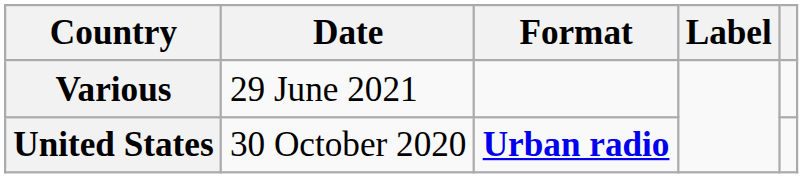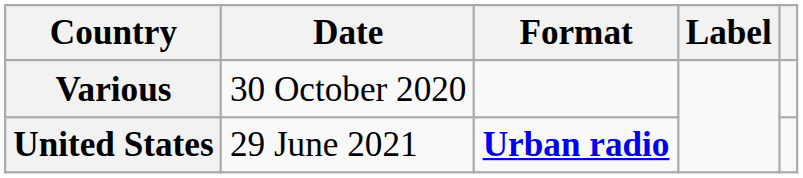(324, 88) 29 June 2021 -> (348, 88) 30 October 2020
(348, 144) 30 October 2020 -> (324, 144) 29 June 2021
